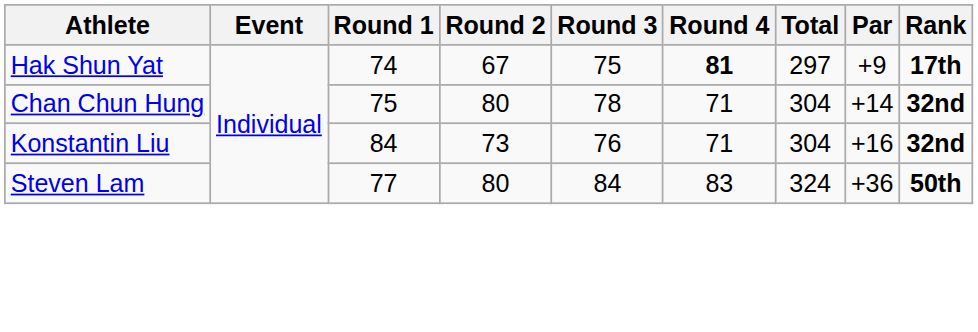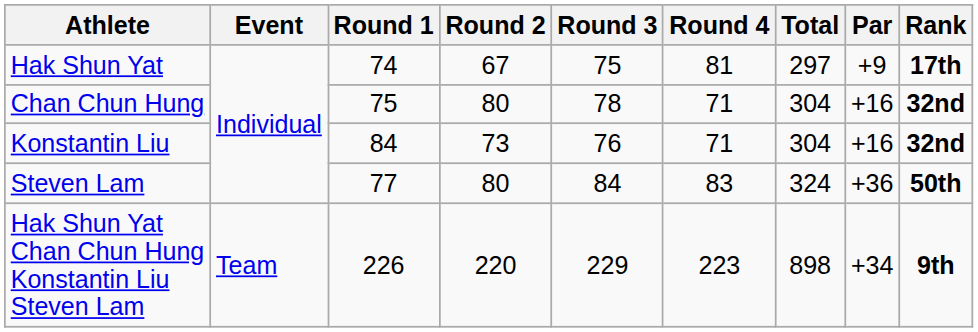(719, 65) bold -> (719, 65) normal
(872, 104) +14 -> (872, 104) +16
+ row: (108, 265)
